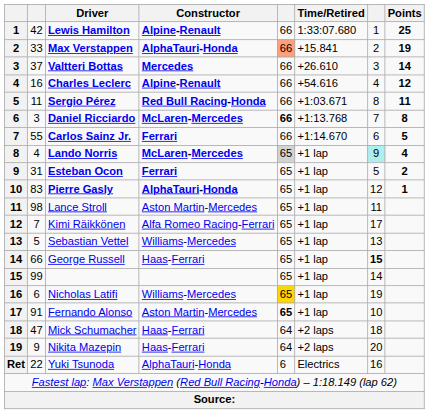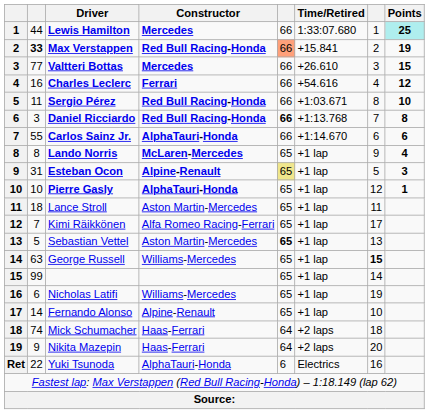(36, 30) 42 -> (36, 30) 44
(181, 30) Alpine-Renault -> (168, 30) Mercedes
(405, 30) no background -> (405, 30) paleturquoise background
(36, 48) normal -> (36, 48) bold
(190, 48) AlphaTauri-Honda -> (204, 48) Red Bull Racing-Honda
(36, 66) 37 -> (36, 66) 77
(405, 66) 14 -> (405, 66) 15
(181, 83) Alpine-Renault -> (159, 83) Ferrari
(405, 101) 11 -> (405, 101) 10
(192, 118) McLaren-Mercedes -> (204, 118) Red Bull Racing-Honda
(159, 136) Ferrari -> (190, 136) AlphaTauri-Honda
(405, 136) 5 -> (405, 136) 6
(36, 153) 4 -> (36, 153) 8
(286, 153) lightgrey background -> (286, 153) no background
(376, 153) paleturquoise background -> (376, 153) no background
(159, 171) Ferrari -> (181, 171) Alpine-Renault
(286, 171) no background -> (286, 171) khaki background
(405, 171) 2 -> (405, 171) 3
(36, 189) 83 -> (36, 189) 10
(36, 206) 98 -> (36, 206) 18
(189, 241) Williams-Mercedes -> (199, 241) Aston Martin-Mercedes
(286, 241) normal -> (286, 241) bold
(36, 259) 66 -> (36, 259) 63
(173, 259) Haas-Ferrari -> (189, 259) Williams-Mercedes
(286, 294) gold background -> (286, 294) no background
(36, 312) 91 -> (36, 312) 14
(199, 312) Aston Martin-Mercedes -> (178, 312) Alpine-Renault
(286, 312) bold -> (286, 312) normal
(36, 329) 47 -> (36, 329) 74
